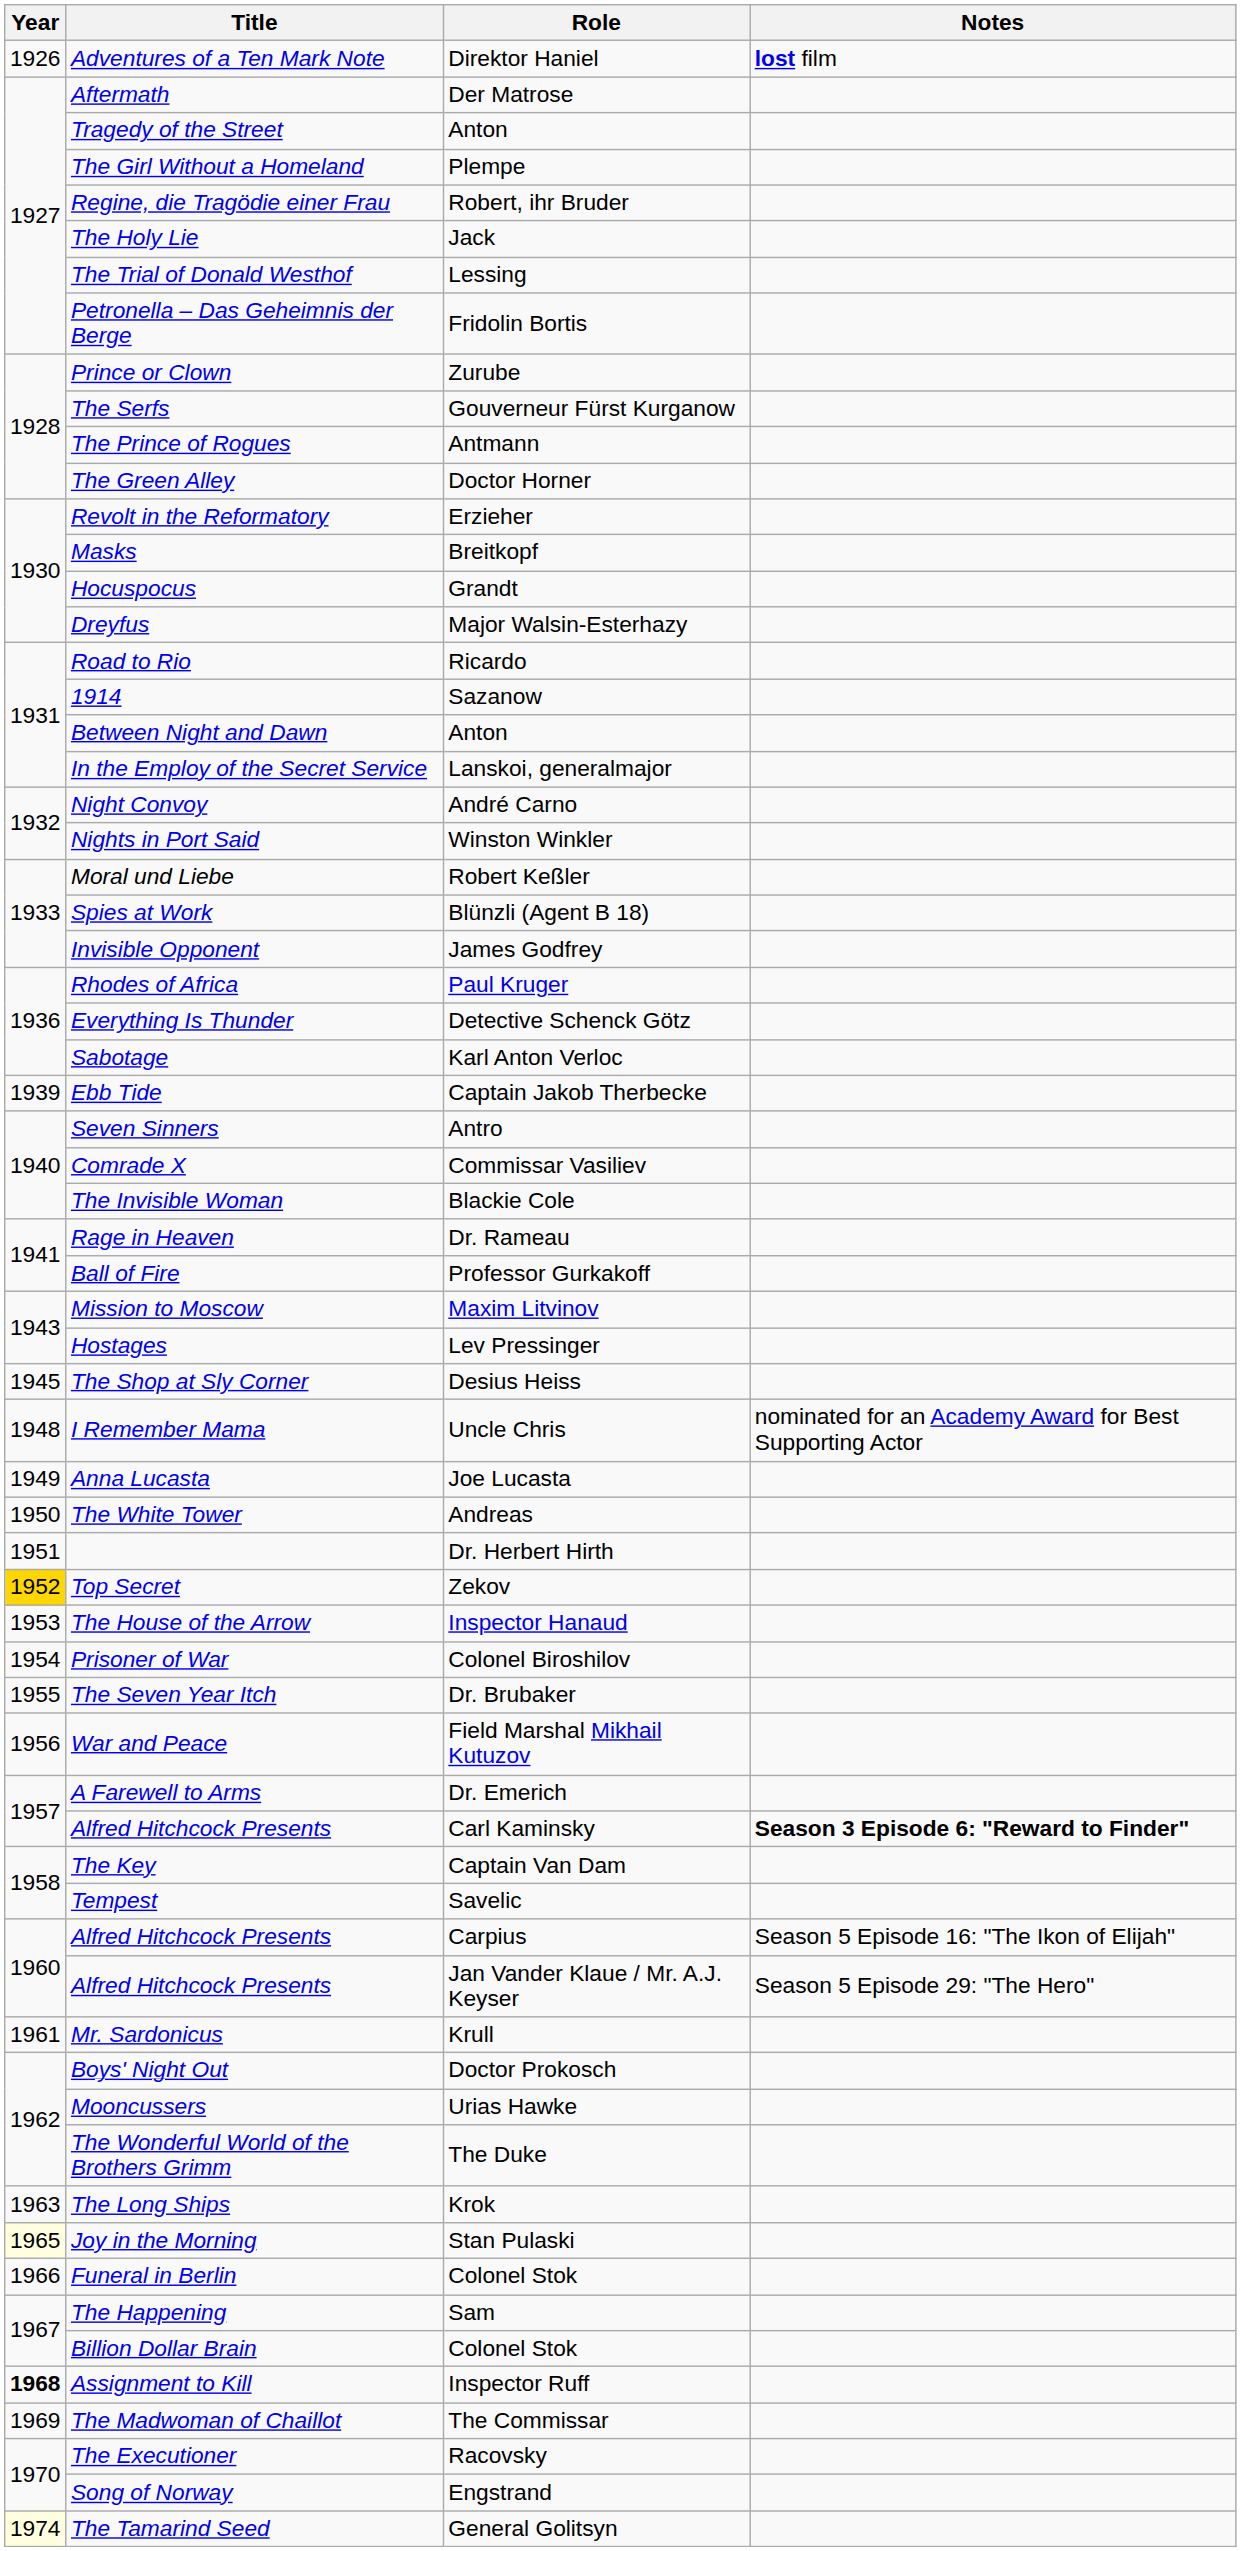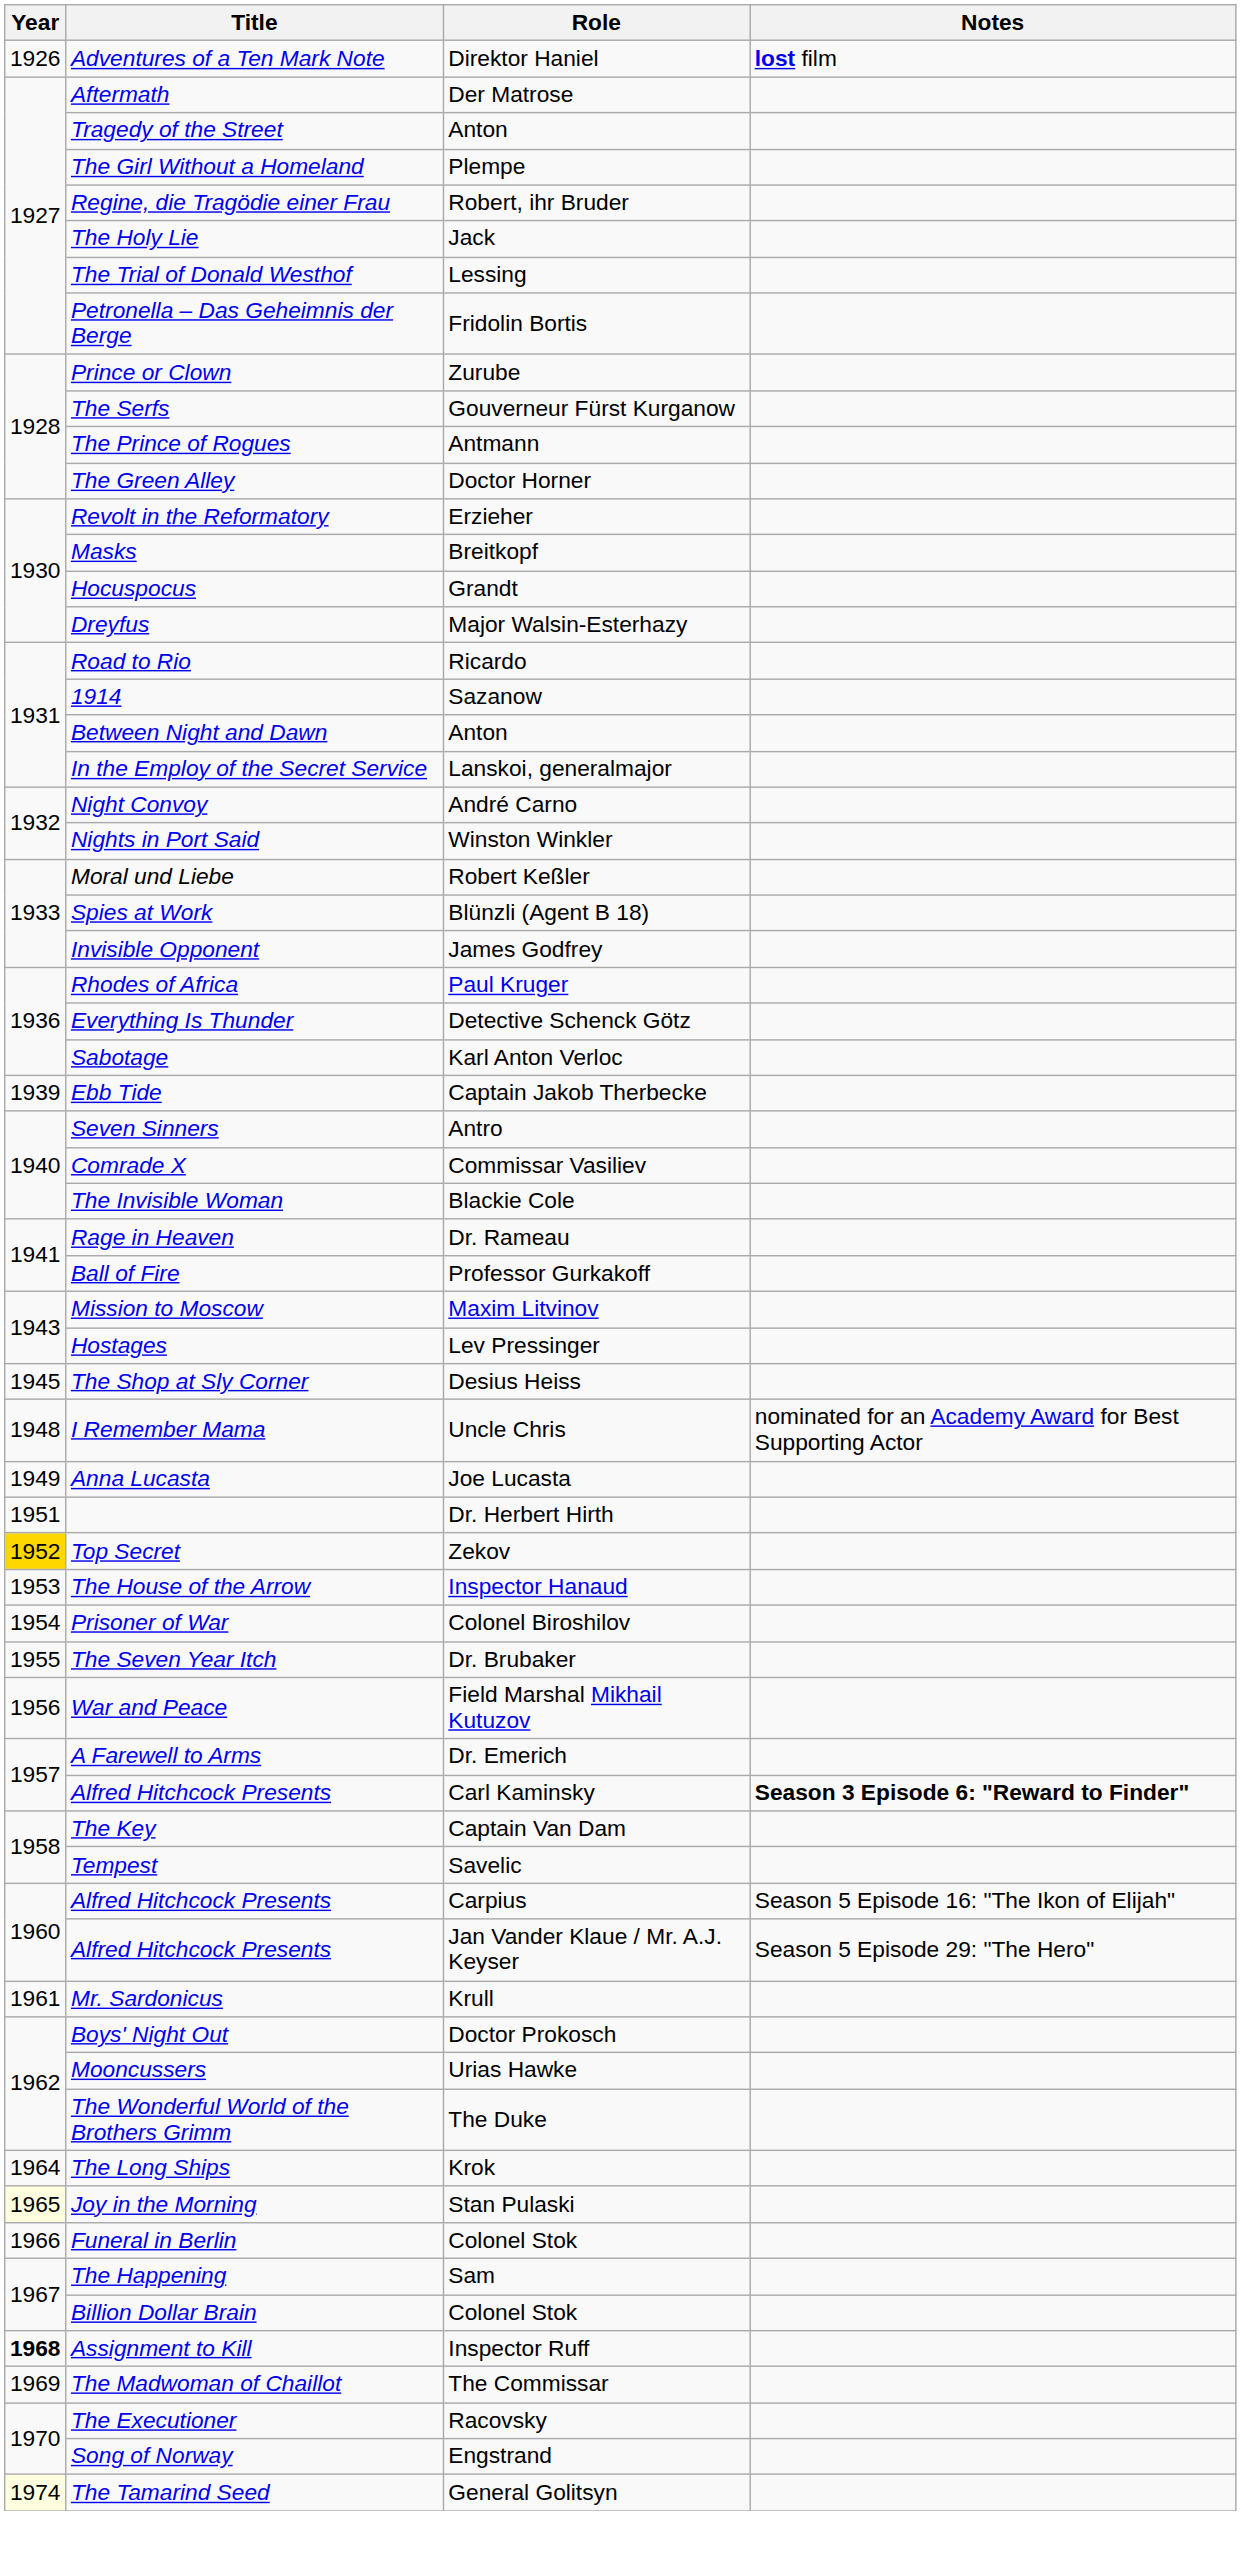- row: (156, 1514)
(35, 2204) 1963 -> (35, 2168) 1964
